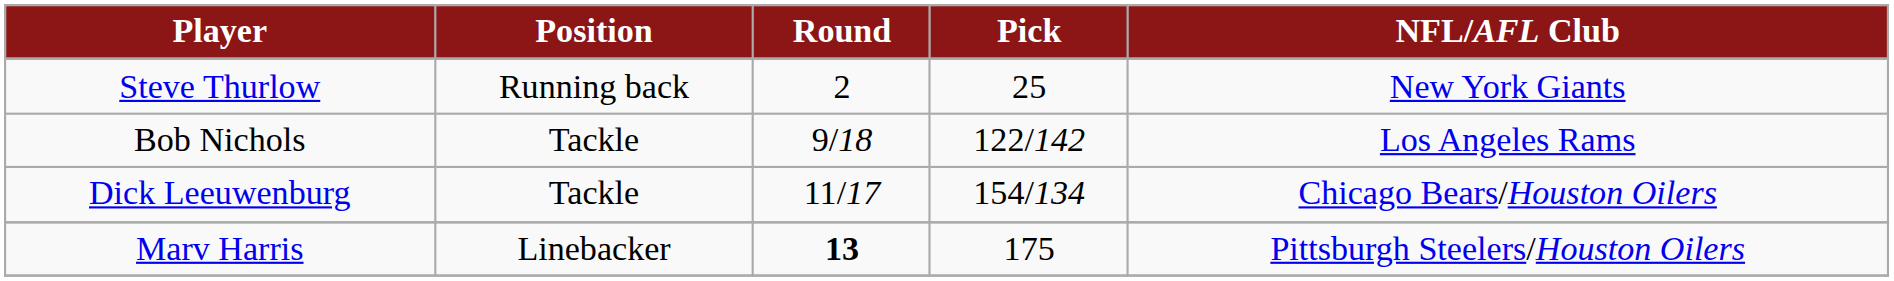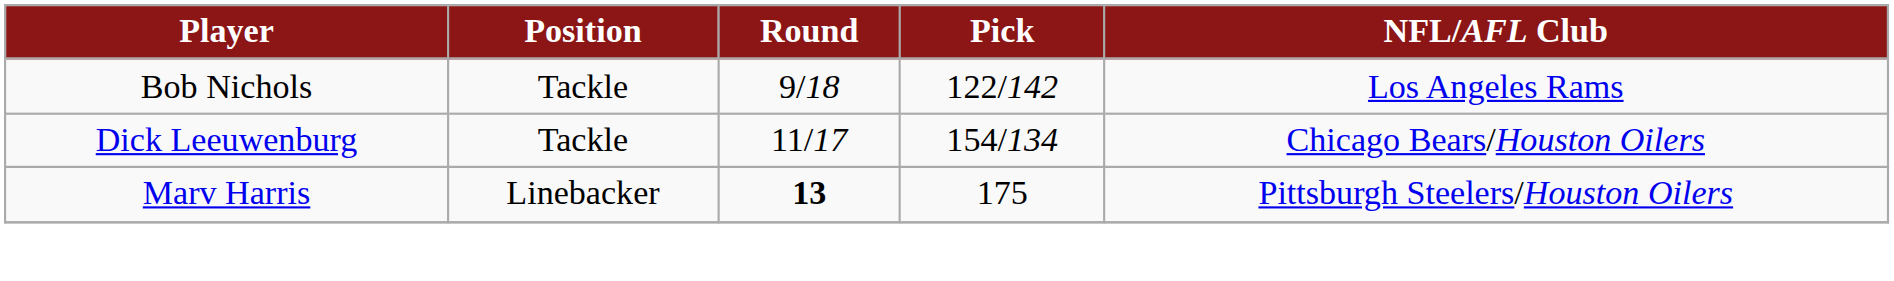- row: (220, 85)
